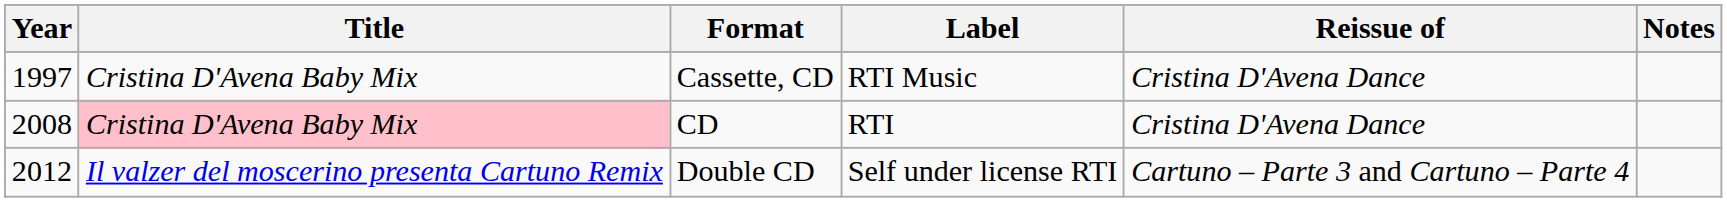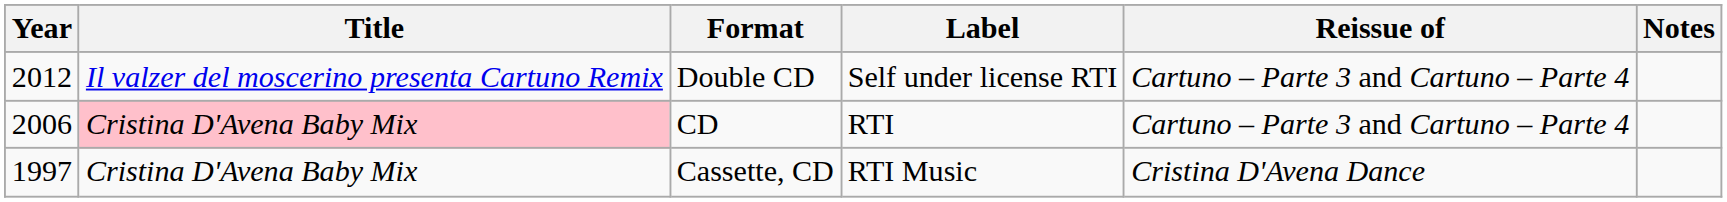rows swapped: (755, 76) <-> (746, 171)
(42, 123) 2008 -> (42, 123) 2006
(1278, 123) Cristina D'Avena Dance -> (1380, 123) Cartuno – Parte 3 and Cartuno – Parte 4
